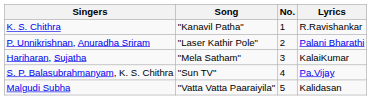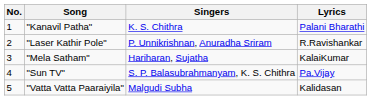columns swapped: (287, 12) <-> (90, 12)
(331, 27) R.Ravishankar -> (332, 27) Palani Bharathi
(332, 42) Palani Bharathi -> (331, 42) R.Ravishankar
